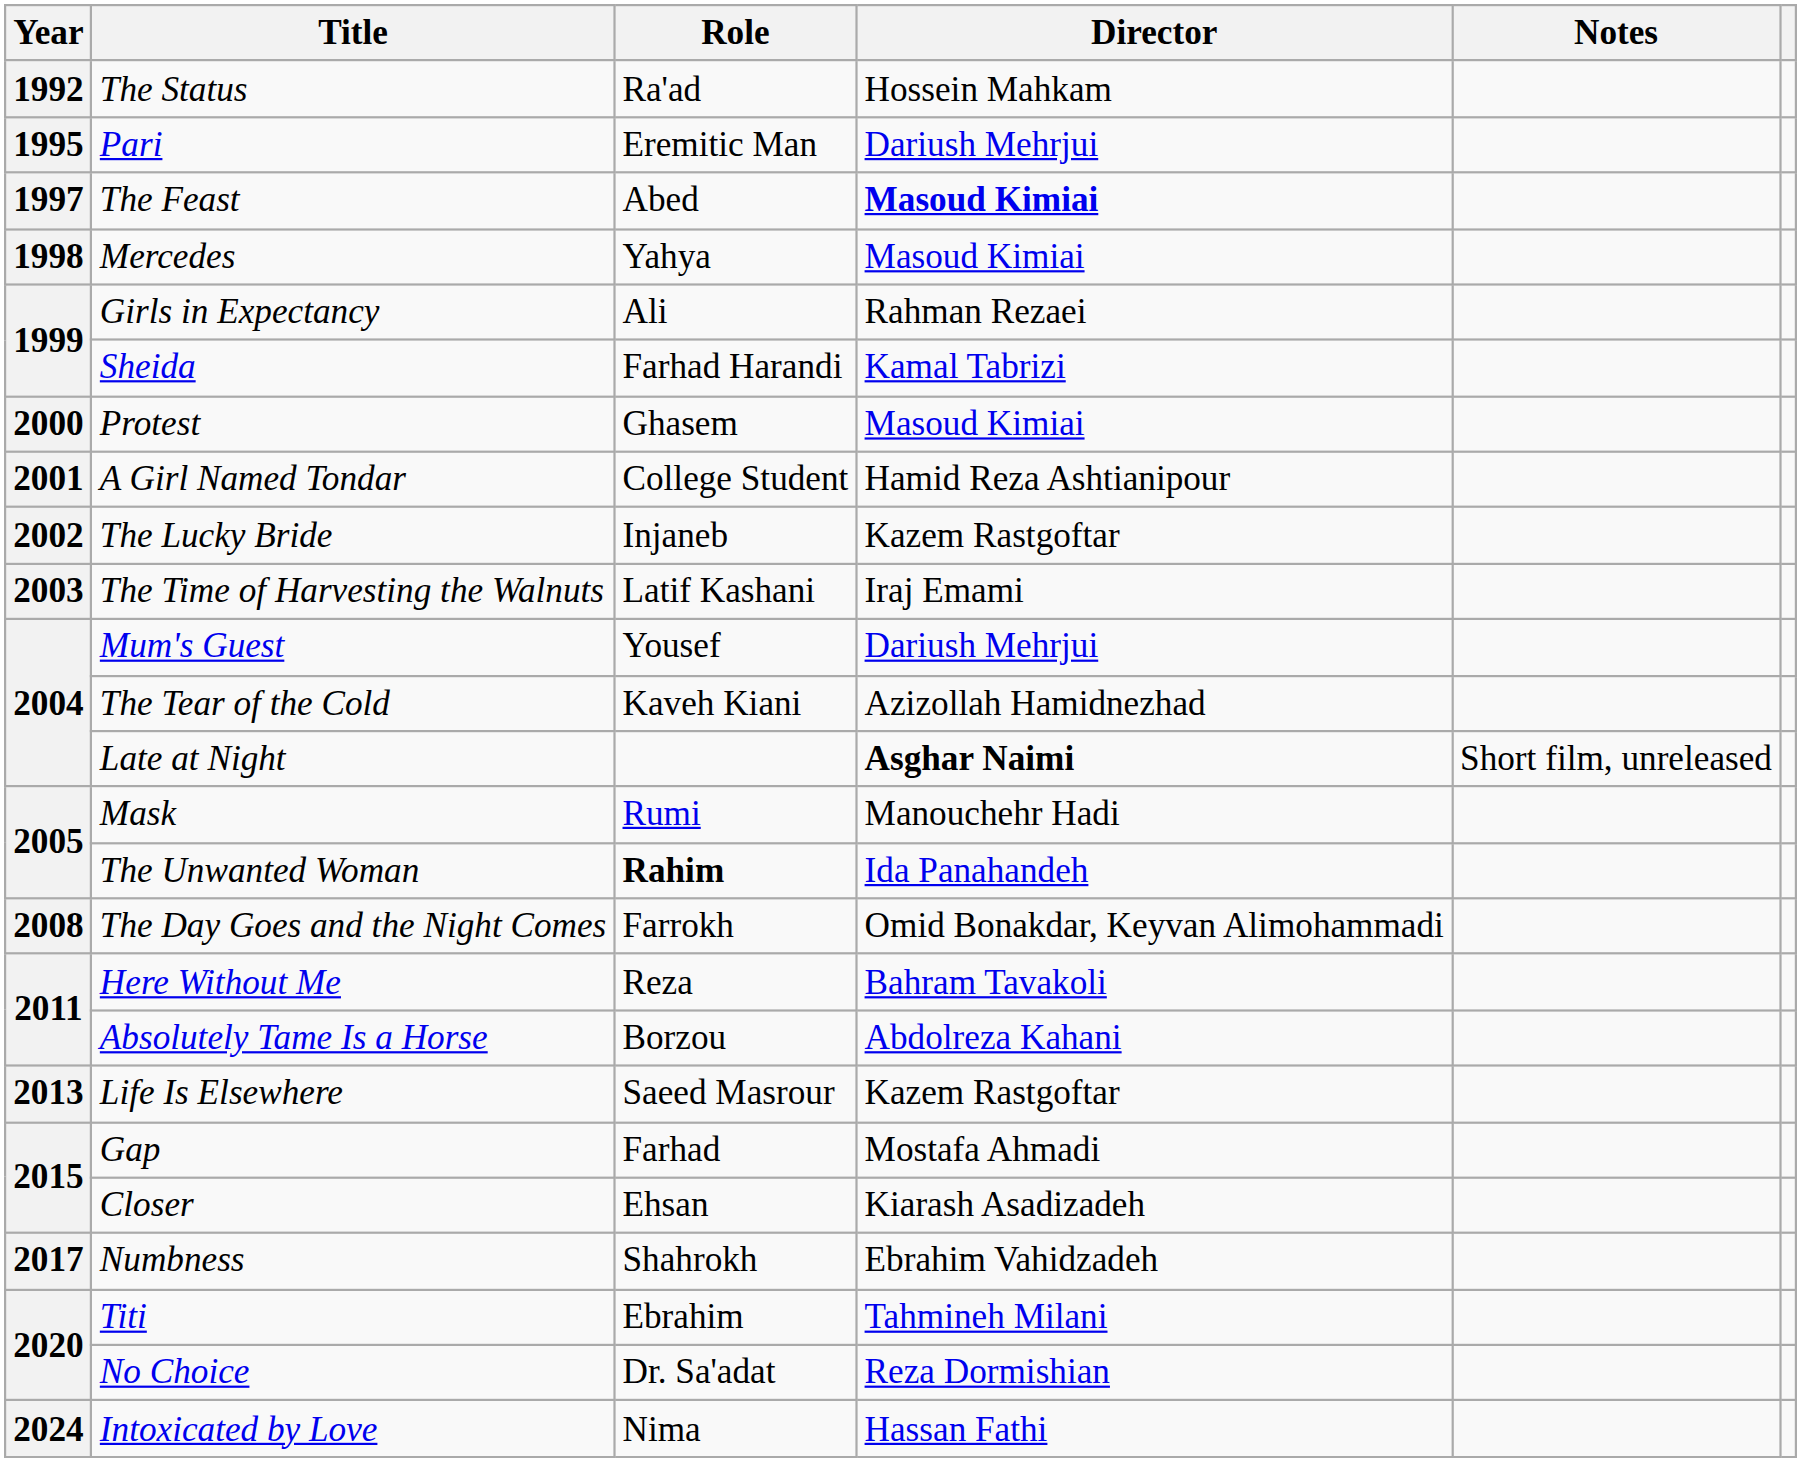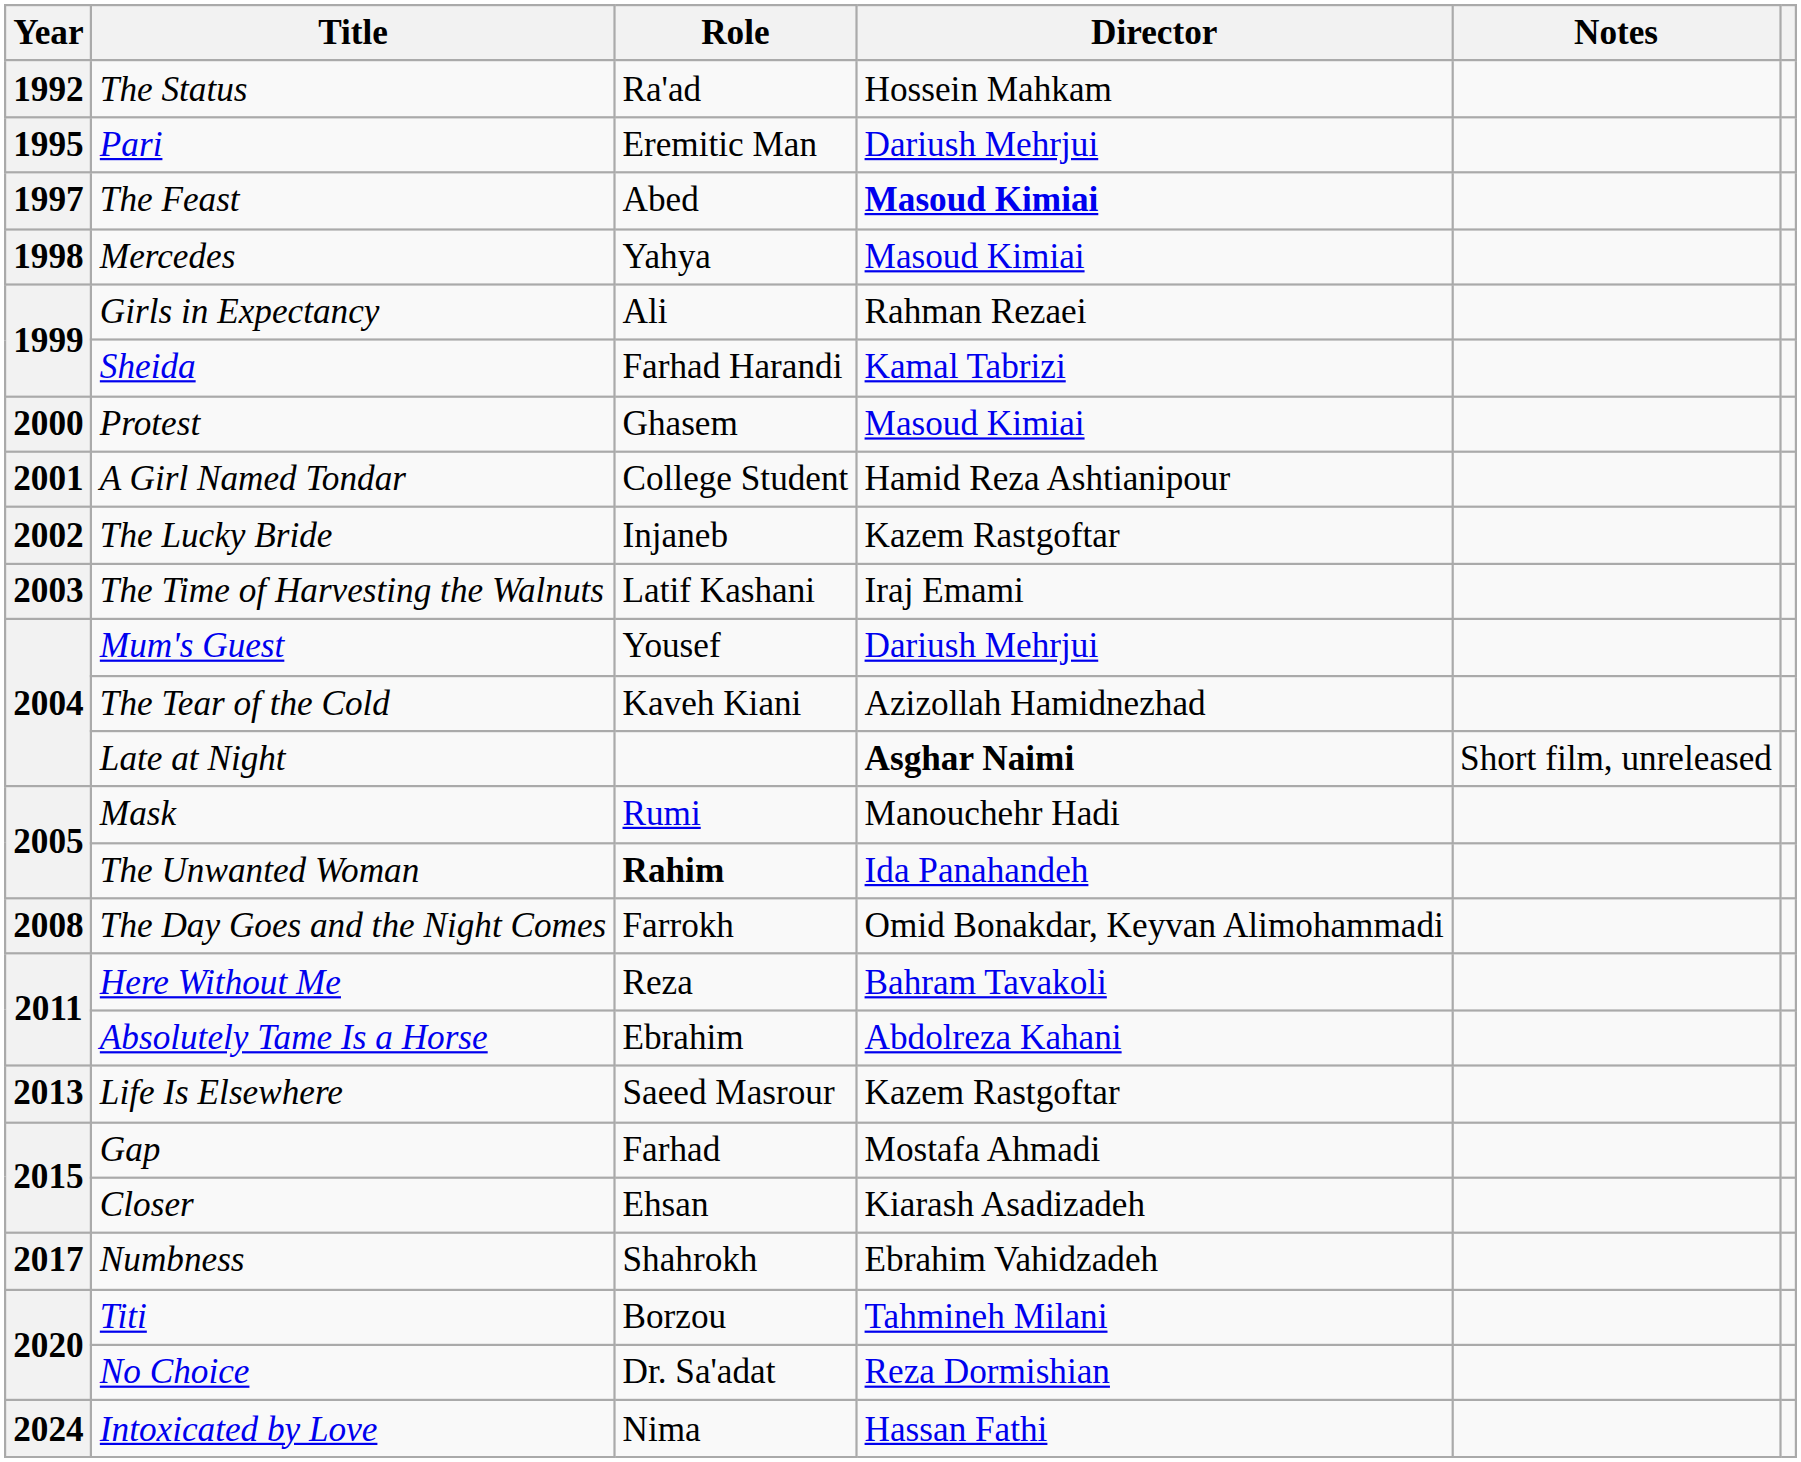(674, 1037) Borzou -> (683, 1037) Ebrahim
(683, 1316) Ebrahim -> (674, 1316) Borzou
